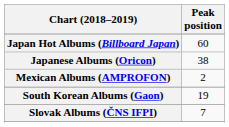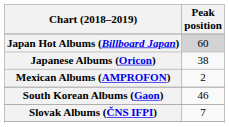(203, 43) no background -> (203, 43) lightgrey background
(203, 95) 19 -> (203, 95) 46
